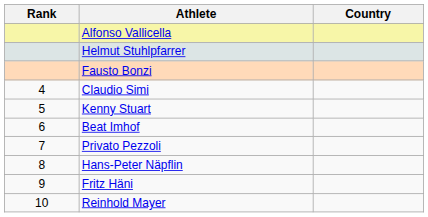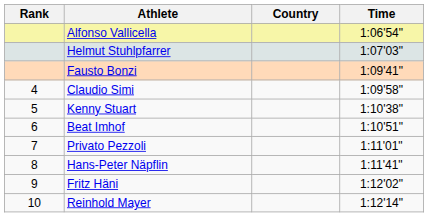+ column: (381, 14)
